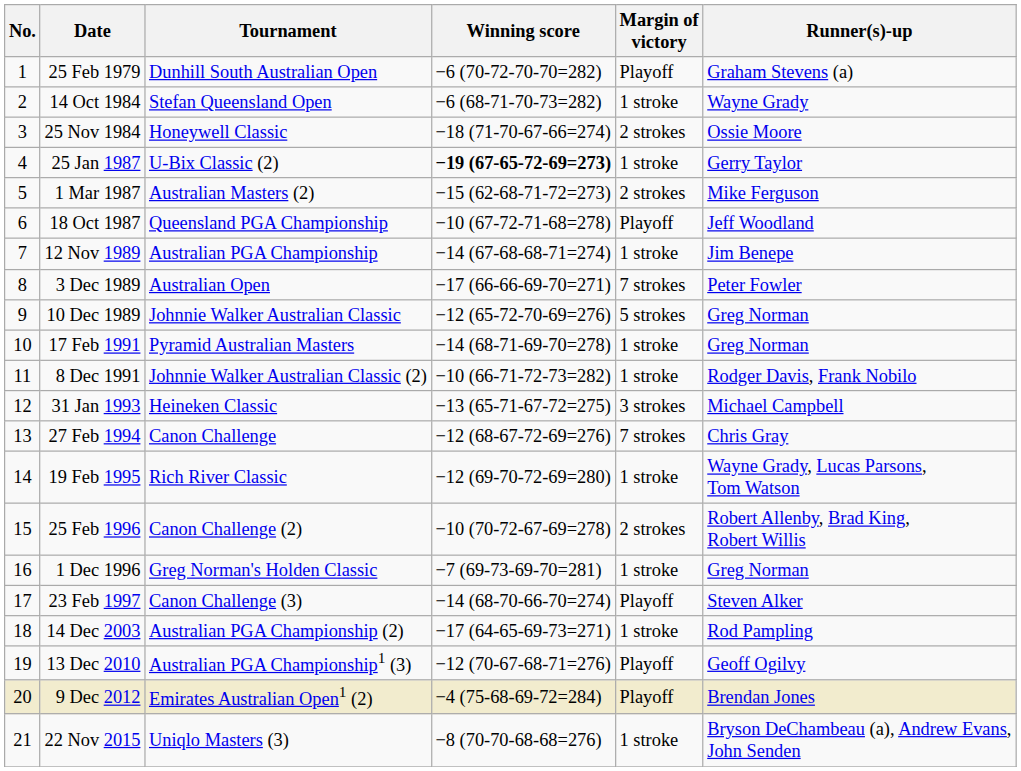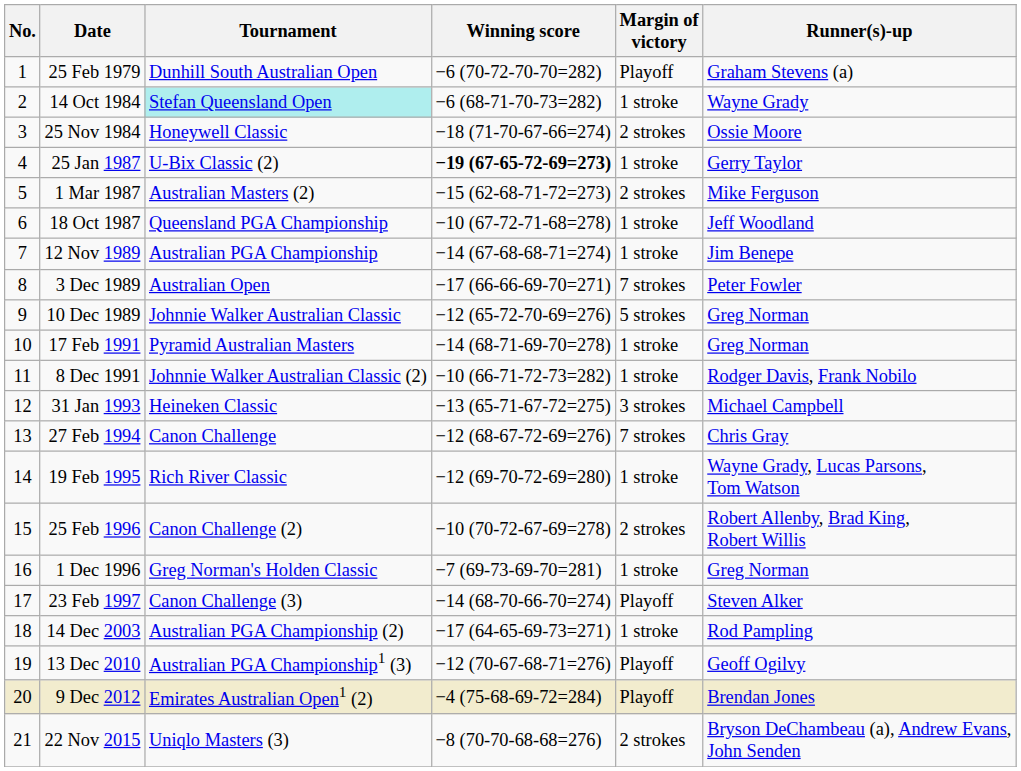(240, 102) no background -> (240, 102) paleturquoise background
(646, 223) Playoff -> (649, 223) 1 stroke
(649, 740) 1 stroke -> (652, 740) 2 strokes
